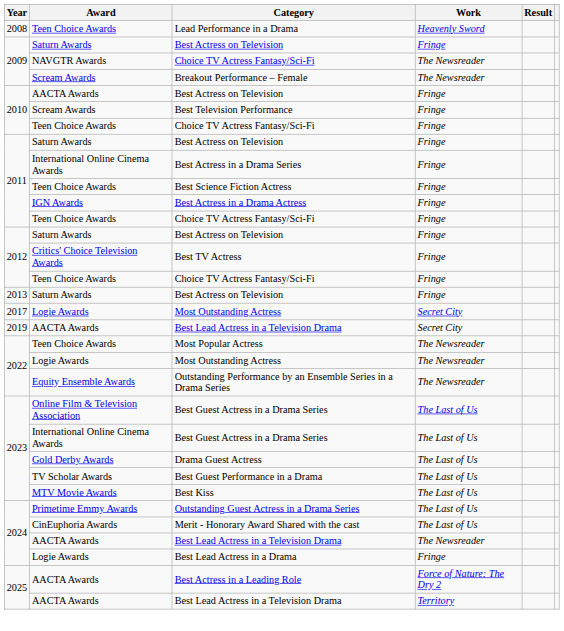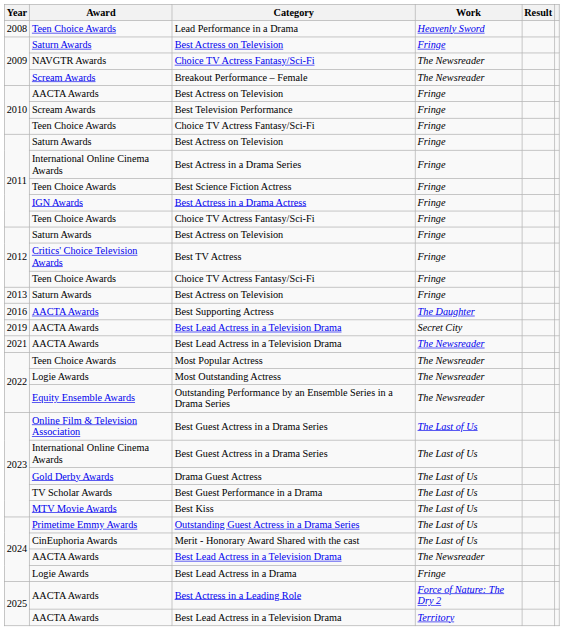+ row: (17, 311)
- row: (17, 311)
+ row: (17, 344)
